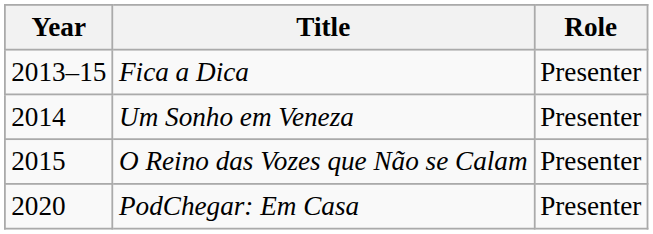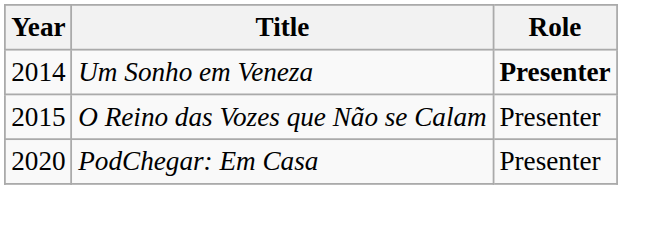- row: (184, 71)
(591, 116) normal -> (555, 71) bold
